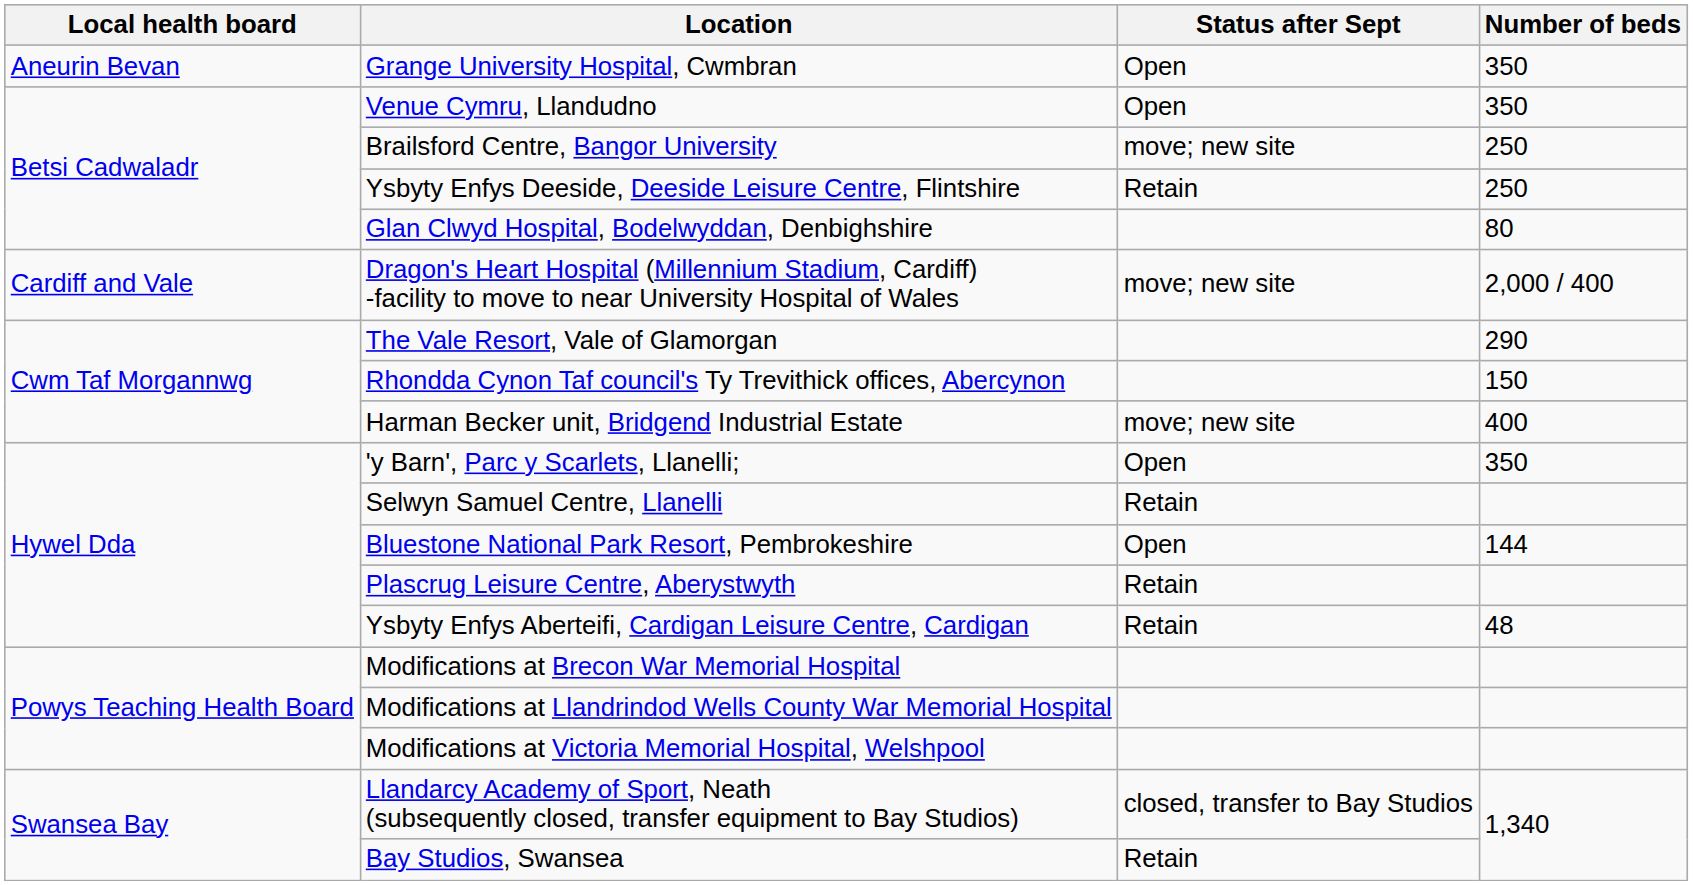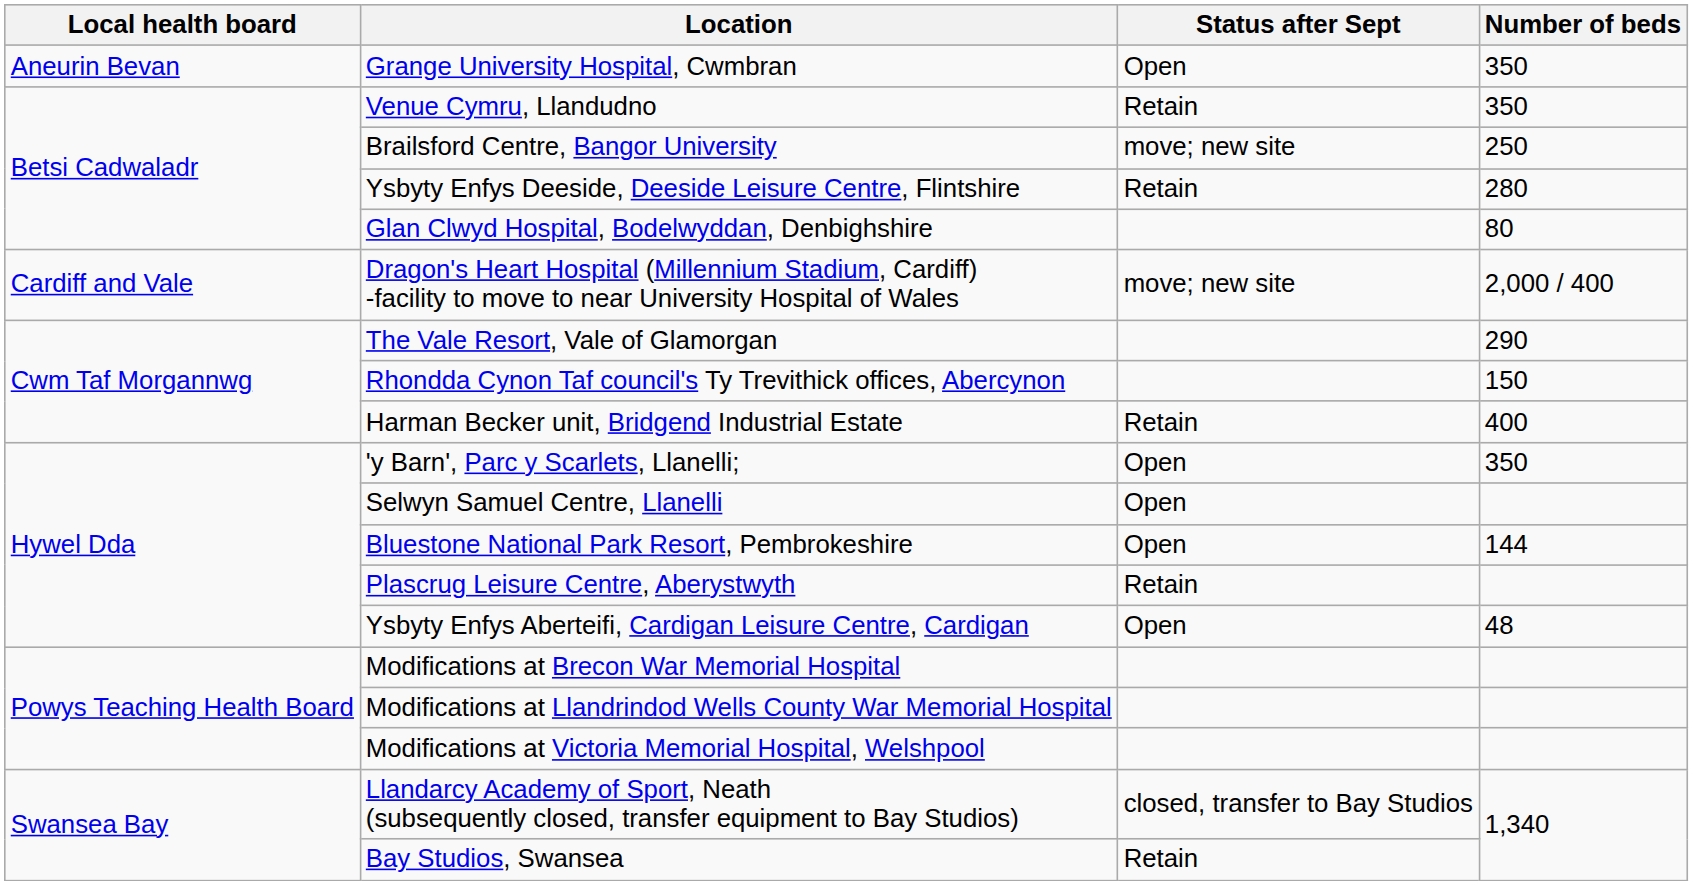(1155, 106) Open -> (1161, 106) Retain
(1506, 188) 250 -> (1506, 188) 280
(1210, 421) move; new site -> (1161, 421) Retain
(1161, 503) Retain -> (1155, 503) Open
(1161, 625) Retain -> (1155, 625) Open
